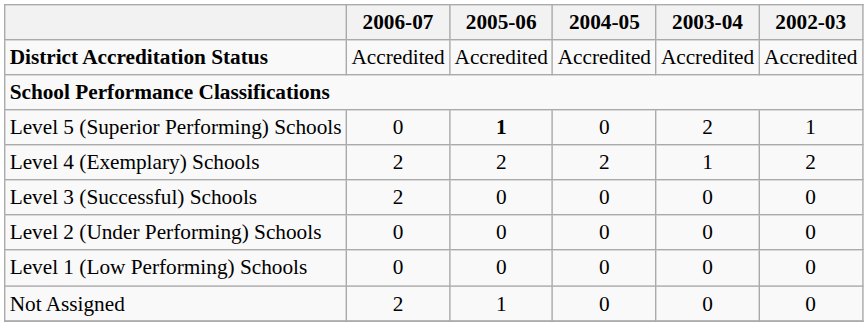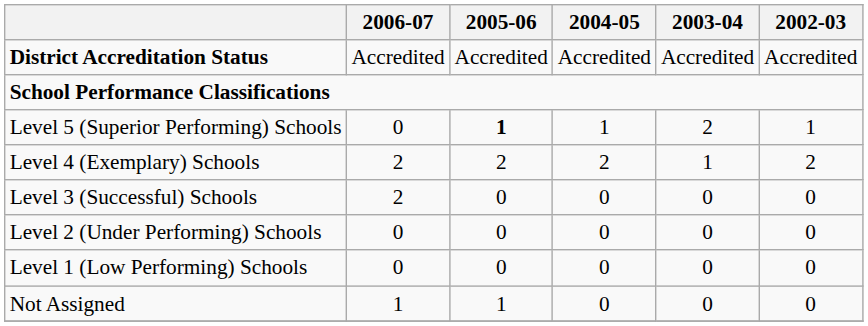(604, 127) 0 -> (604, 127) 1
(398, 302) 2 -> (398, 302) 1
